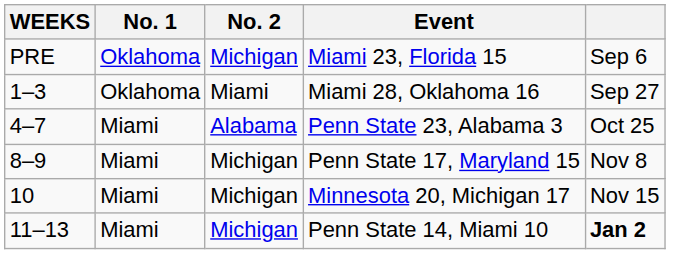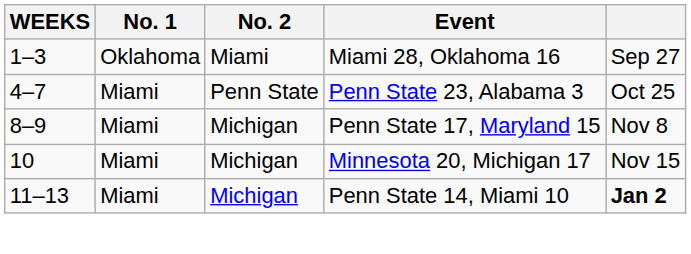- row: (407, 56)
(253, 126) Alabama -> (264, 91) Penn State
